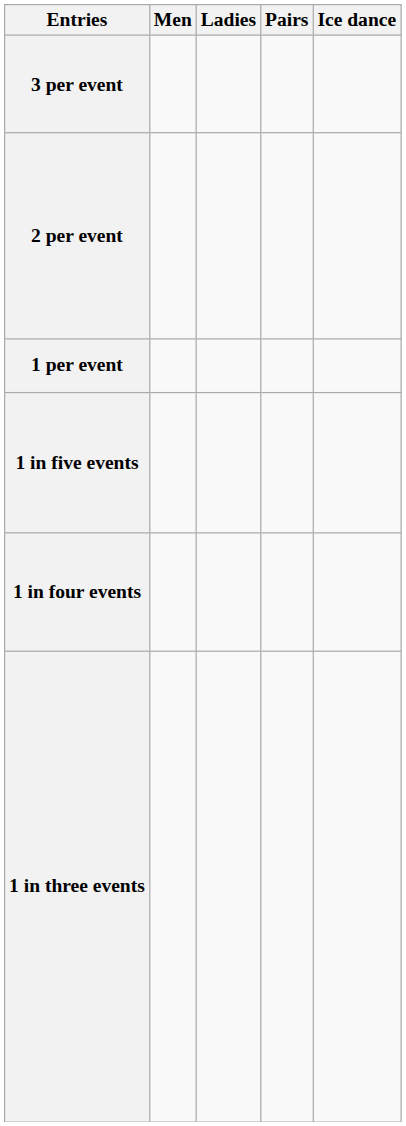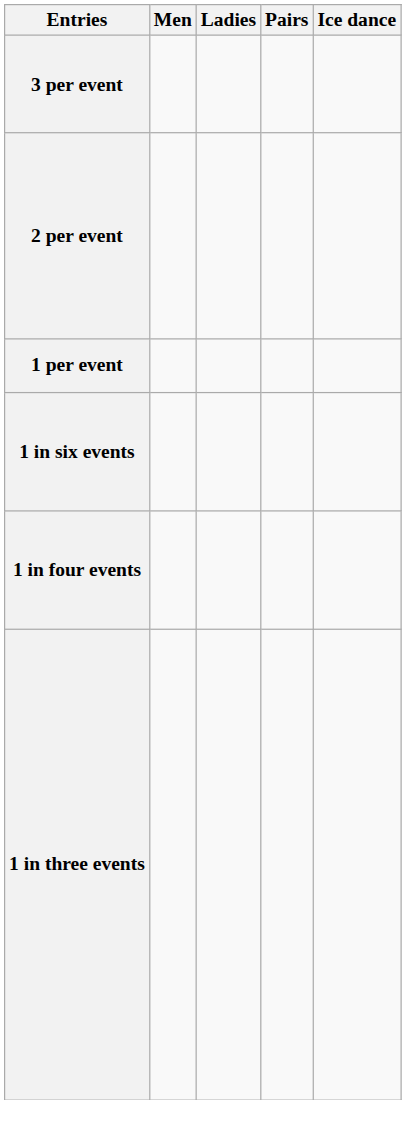+ row: (77, 451)
- row: (77, 462)
